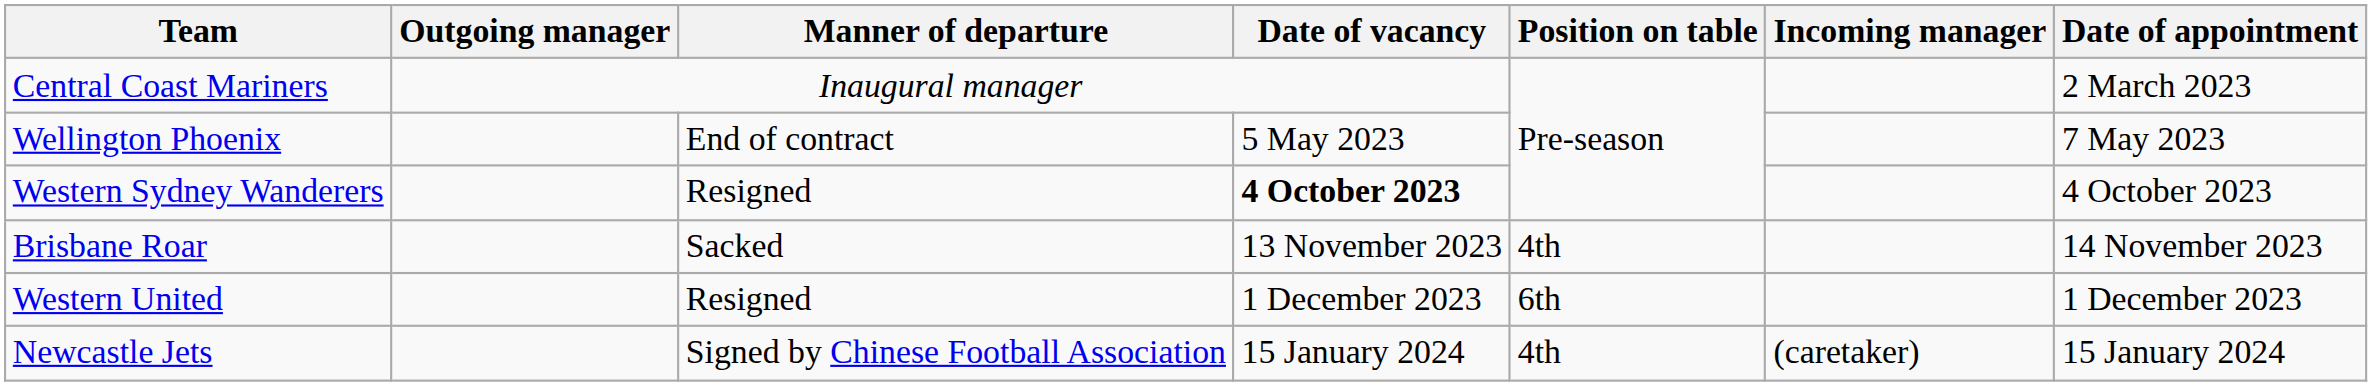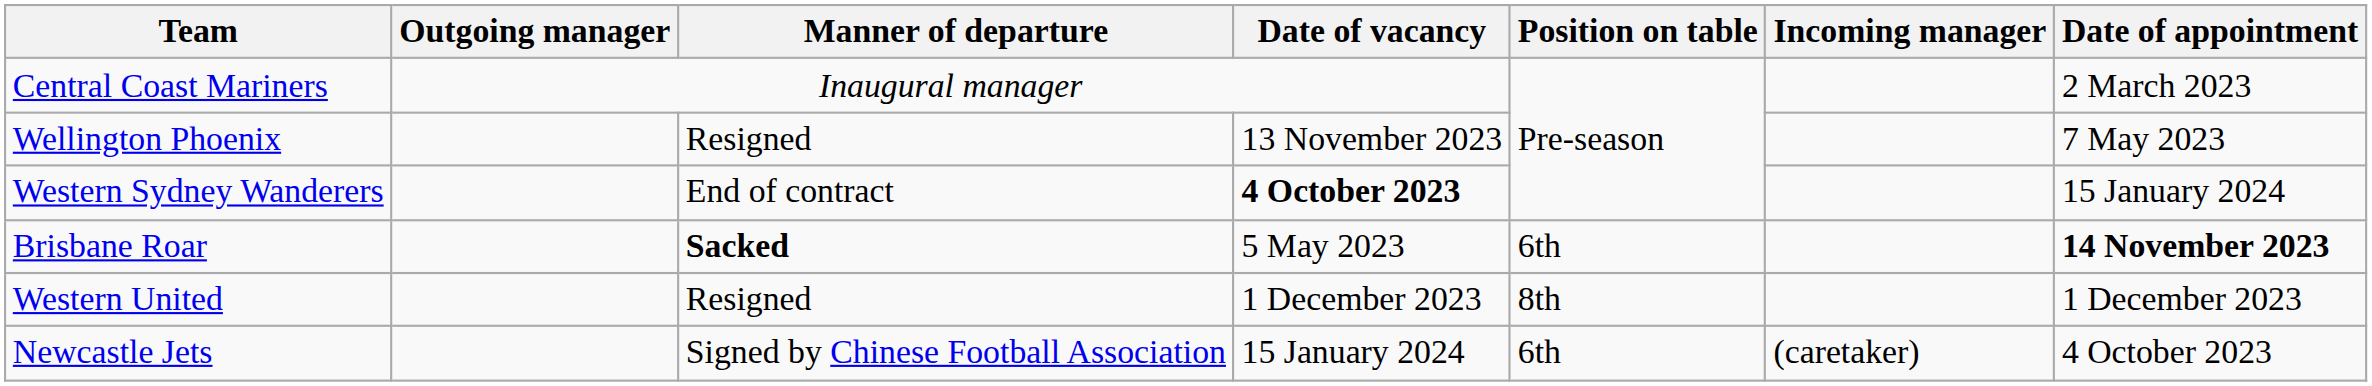(790, 138) End of contract -> (749, 138) Resigned
(1323, 138) 5 May 2023 -> (1372, 138) 13 November 2023
(749, 191) Resigned -> (790, 191) End of contract
(2167, 191) 4 October 2023 -> (2173, 191) 15 January 2024
(735, 245) normal -> (737, 245) bold
(1372, 245) 13 November 2023 -> (1323, 245) 5 May 2023
(1539, 245) 4th -> (1539, 245) 6th
(2192, 245) normal -> (2196, 245) bold
(1539, 298) 6th -> (1539, 298) 8th
(1539, 352) 4th -> (1539, 352) 6th
(2173, 352) 15 January 2024 -> (2167, 352) 4 October 2023
